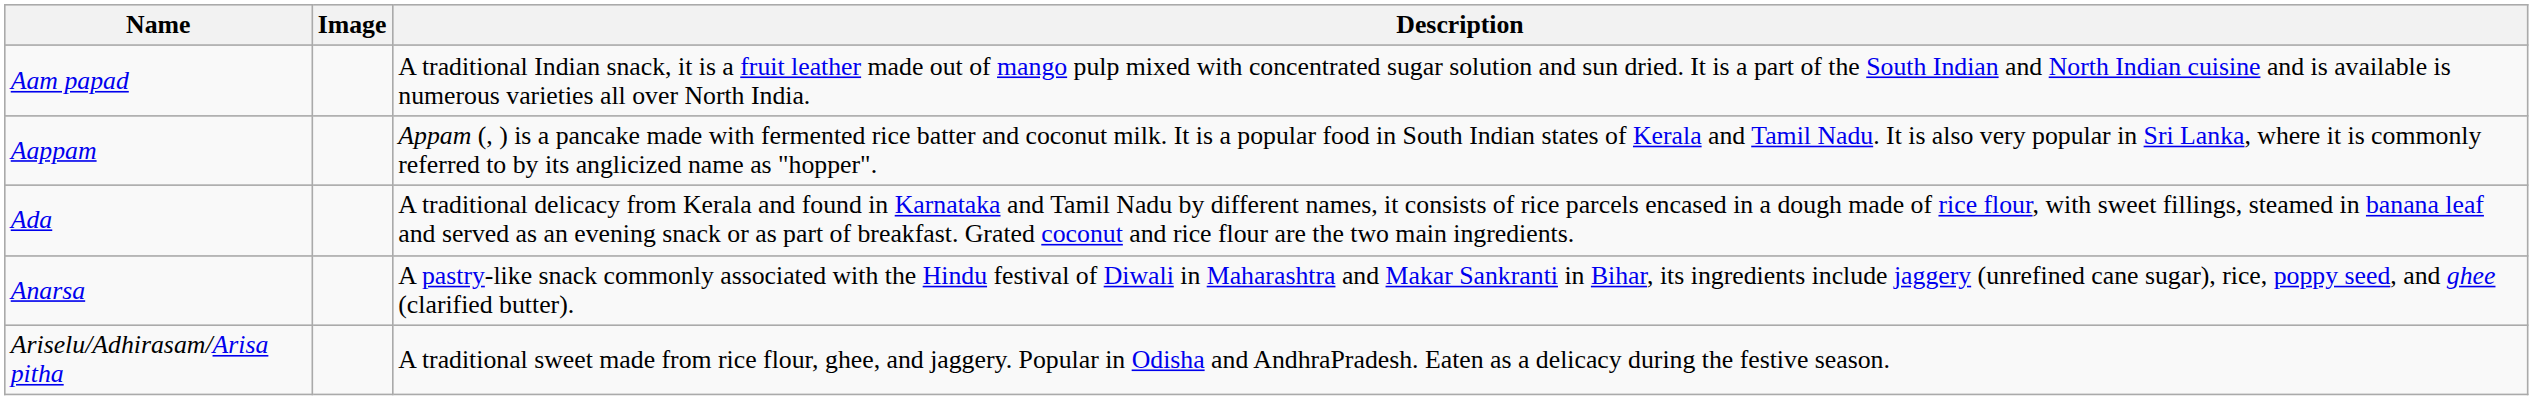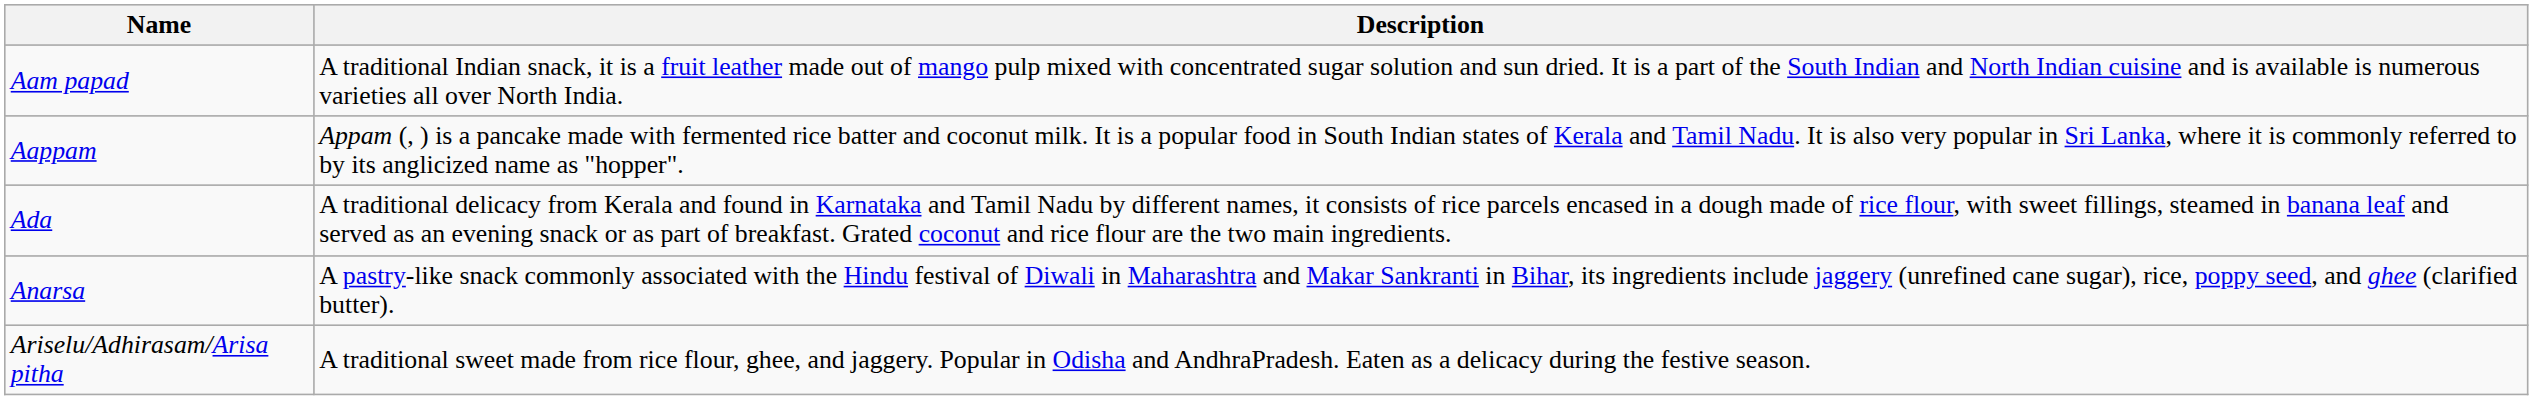- column: (352, 24)
